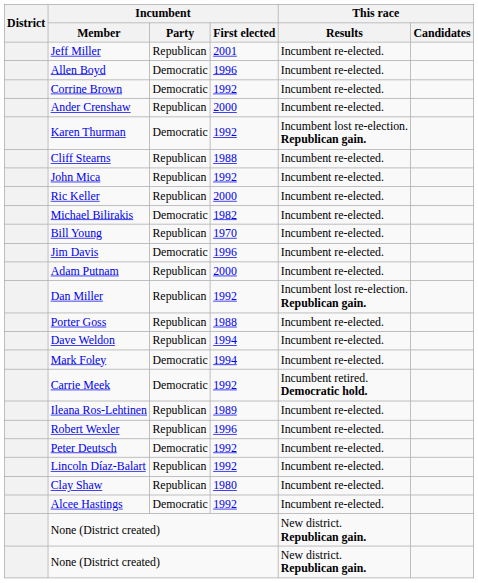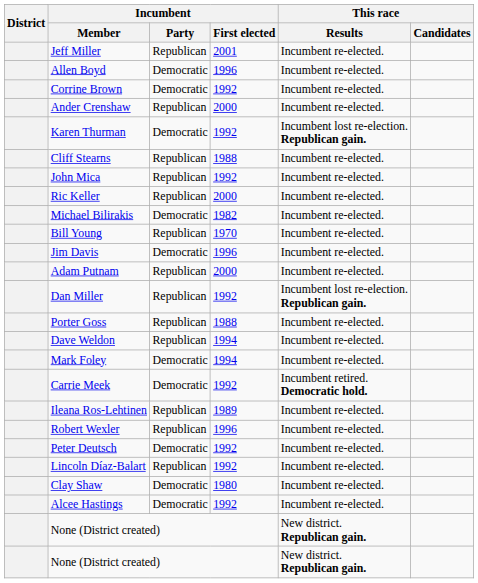(179, 485) Republican -> (180, 485) Democratic
